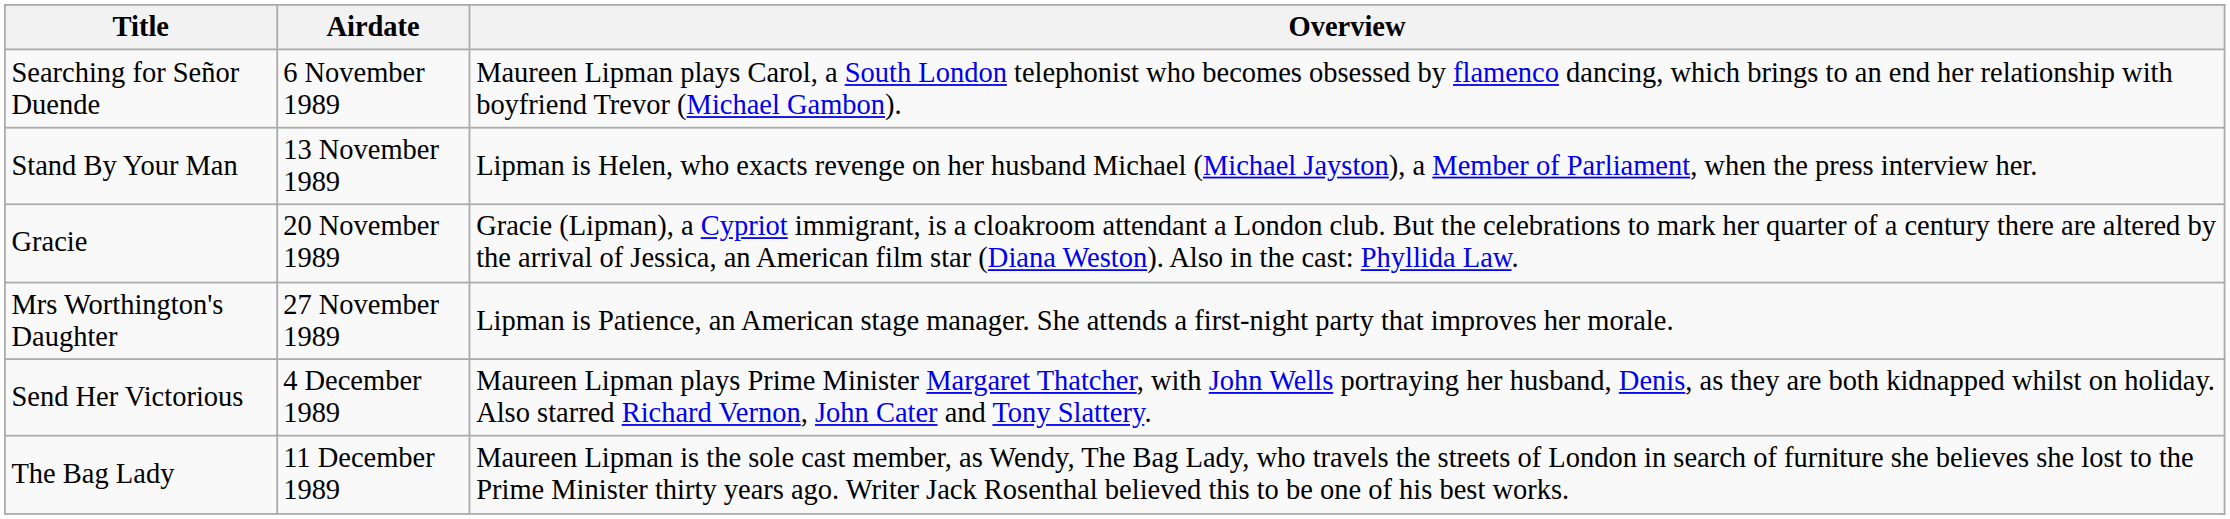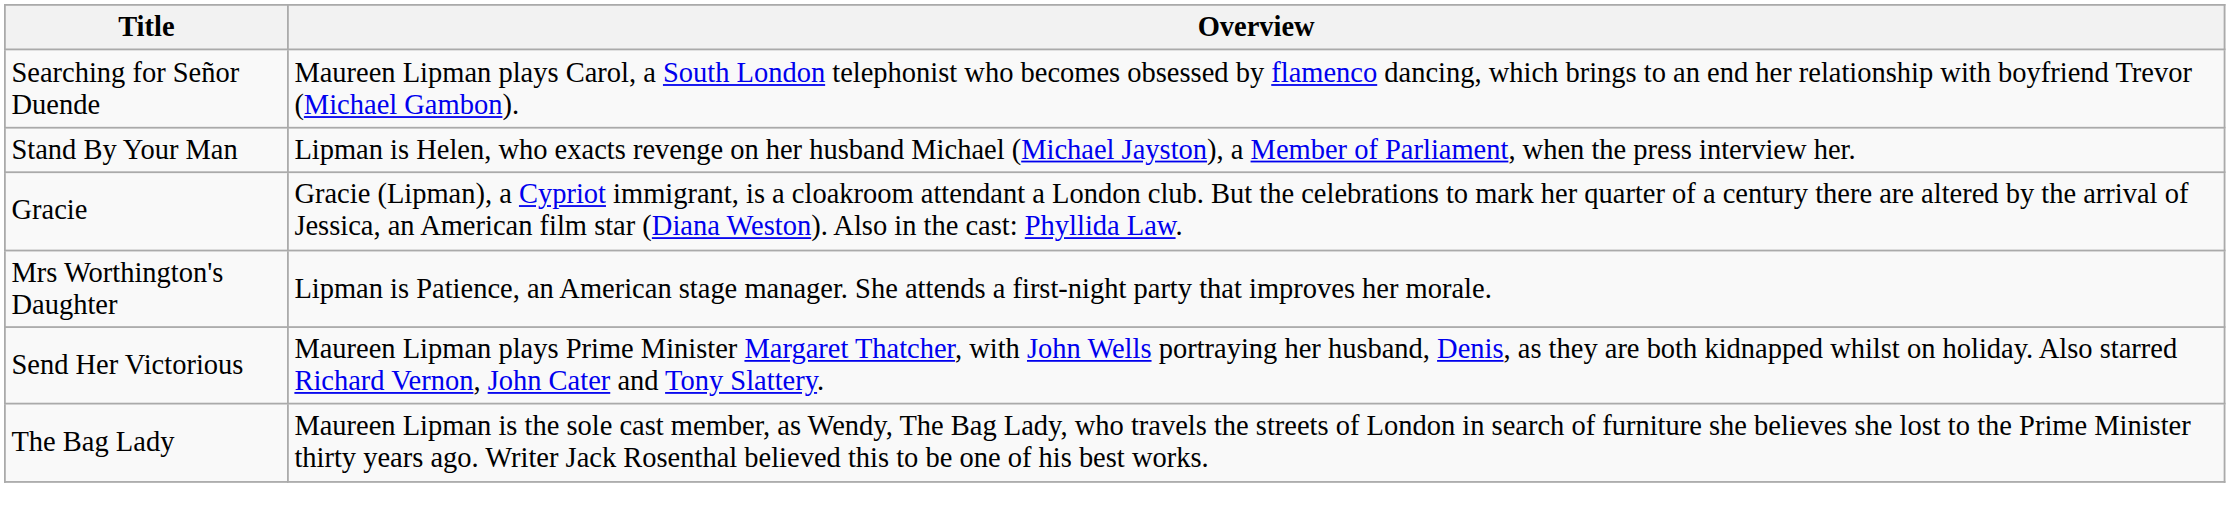- column: (373, 27)
